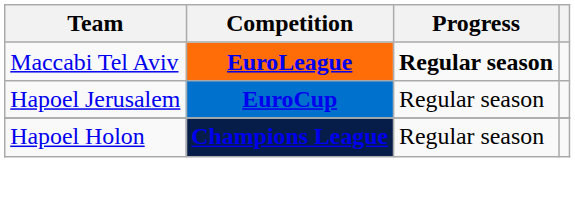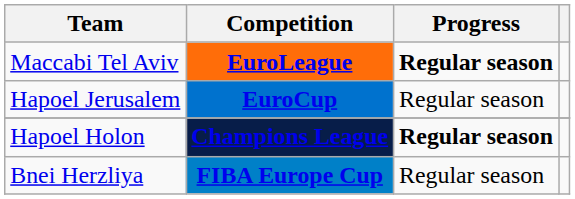(472, 136) normal -> (476, 136) bold
+ row: (77, 174)
